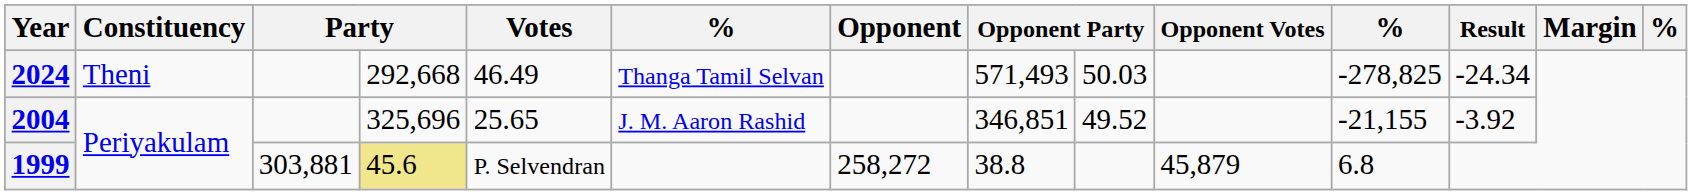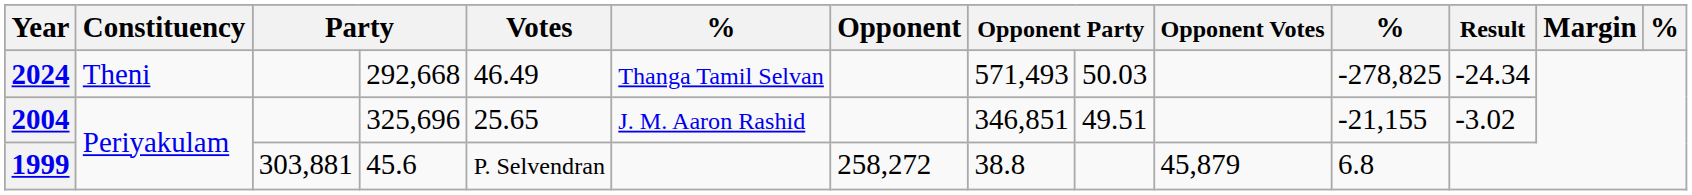(1115, 119) 49.52 -> (1115, 119) 49.51
(1485, 119) -3.92 -> (1485, 119) -3.02
(392, 165) khaki background -> (392, 165) no background
